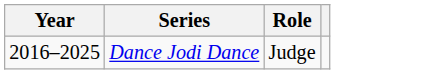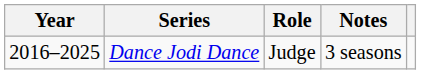+ column: (363, 20)
